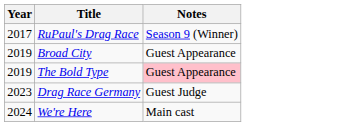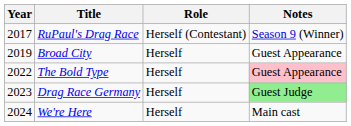+ column: (196, 14)
(20, 72) 2019 -> (20, 72) 2022
(176, 92) no background -> (282, 92) lightgreen background
